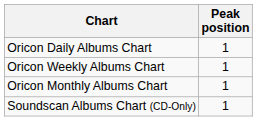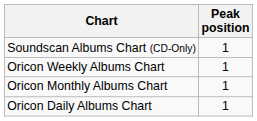rows swapped: (79, 47) <-> (102, 106)
